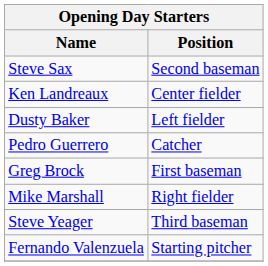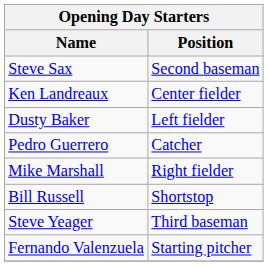- row: (46, 171)
+ row: (46, 196)
